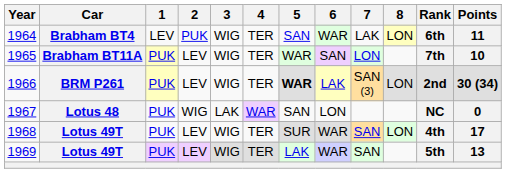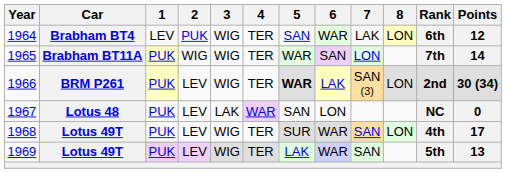(478, 36) 11 -> (478, 36) 12
(195, 56) LEV -> (195, 56) WIG
(478, 56) 10 -> (478, 56) 14
(195, 111) WIG -> (195, 111) LEV
